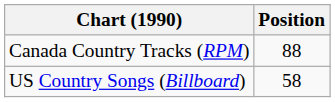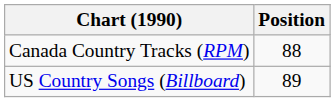(292, 81) 58 -> (292, 81) 89
